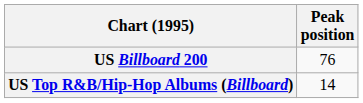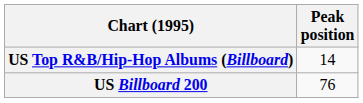rows swapped: (151, 60) <-> (151, 85)
